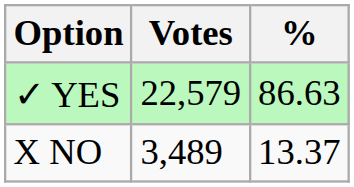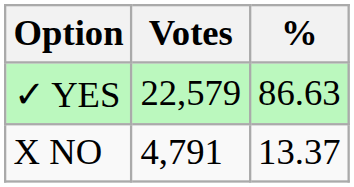(182, 152) 3,489 -> (182, 152) 4,791
